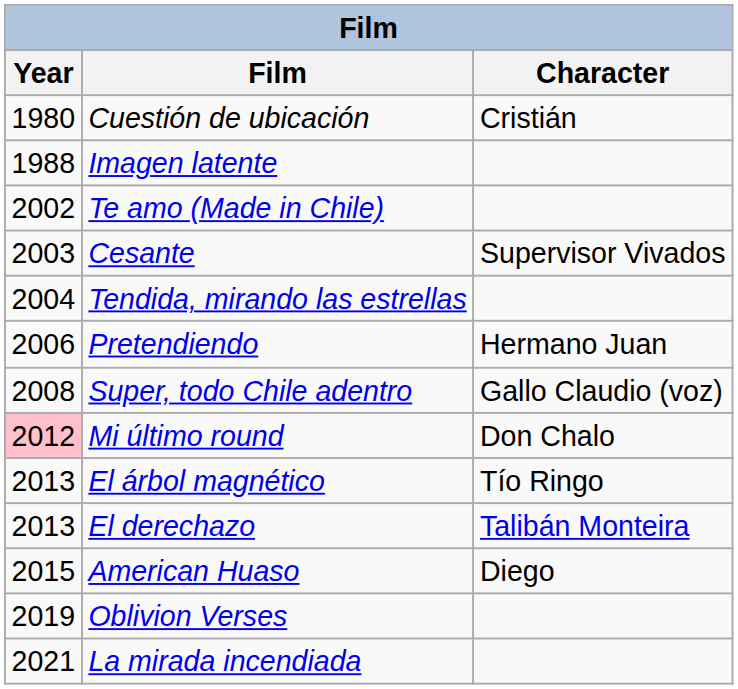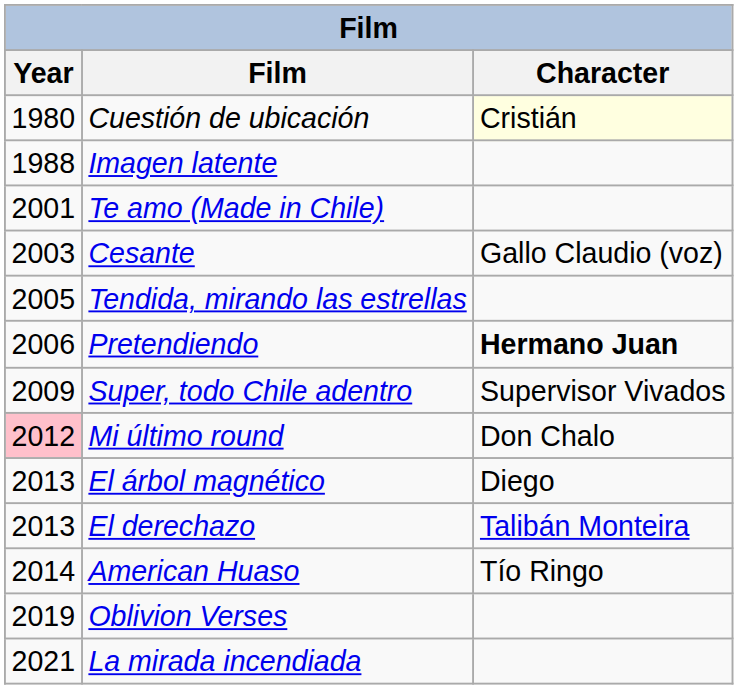(528, 118) no background -> (528, 118) lightyellow background
(43, 209) 2002 -> (43, 209) 2001
(603, 254) Supervisor Vivados -> (601, 254) Gallo Claudio (voz)
(43, 299) 2004 -> (43, 299) 2005
(574, 344) normal -> (579, 344) bold
(43, 390) 2008 -> (43, 390) 2009
(601, 390) Gallo Claudio (voz) -> (603, 390) Supervisor Vivados
(542, 480) Tío Ringo -> (517, 480) Diego
(43, 571) 2015 -> (43, 571) 2014
(517, 571) Diego -> (542, 571) Tío Ringo
